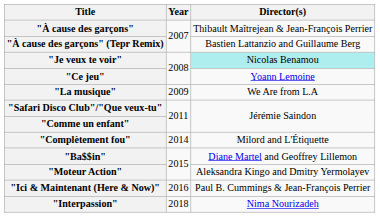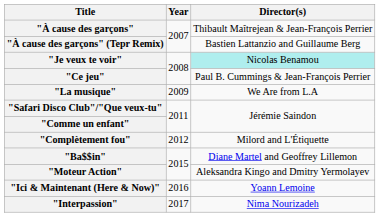(283, 76) Yoann Lemoine -> (283, 76) Paul B. Cummings & Jean-François Perrier
(178, 140) 2014 -> (178, 140) 2012
(283, 188) Paul B. Cummings & Jean-François Perrier -> (283, 188) Yoann Lemoine
(178, 204) 2018 -> (178, 204) 2017
